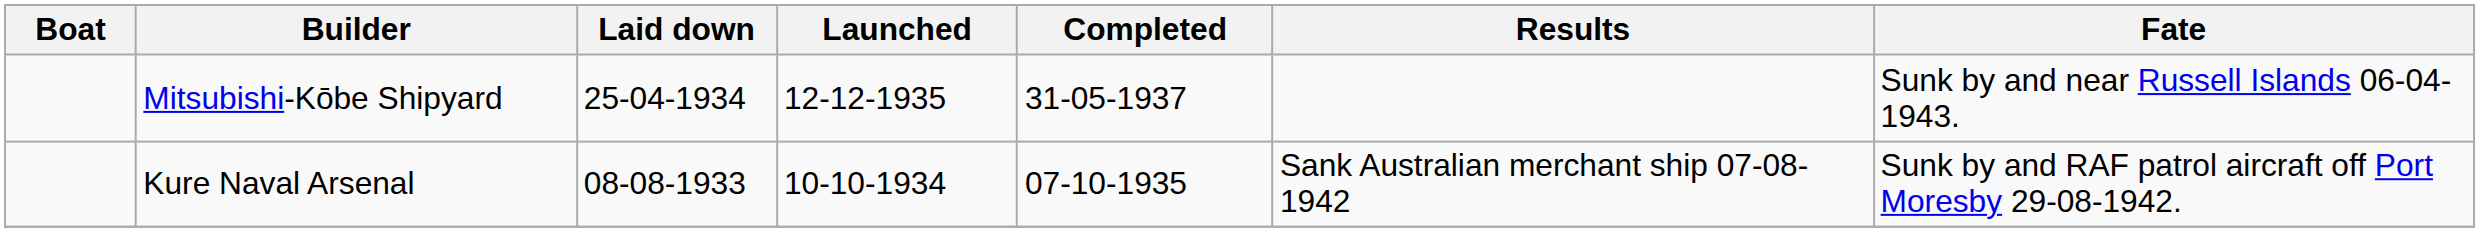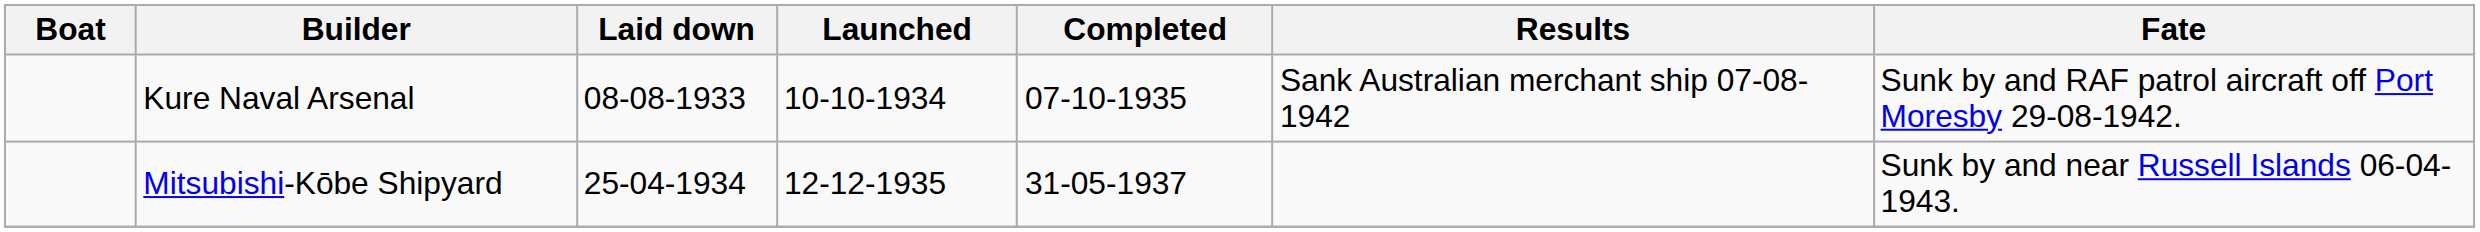rows swapped: (279, 183) <-> (323, 97)
